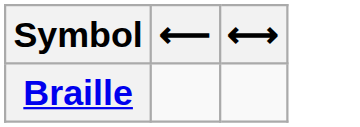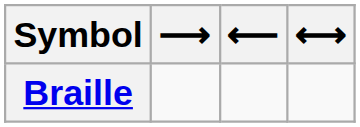+ column: (185, 35)
